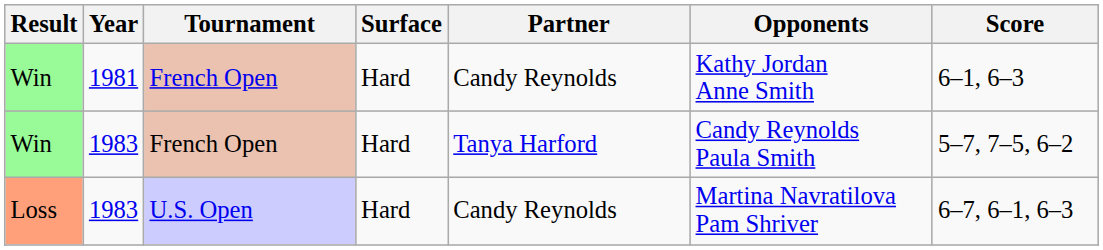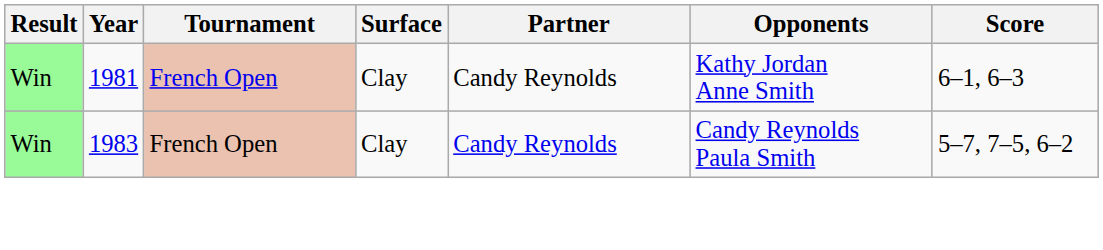(386, 76) Hard -> (384, 76) Clay
(386, 143) Hard -> (384, 143) Clay
(525, 143) Tanya Harford -> (535, 143) Candy Reynolds
- row: (34, 210)
